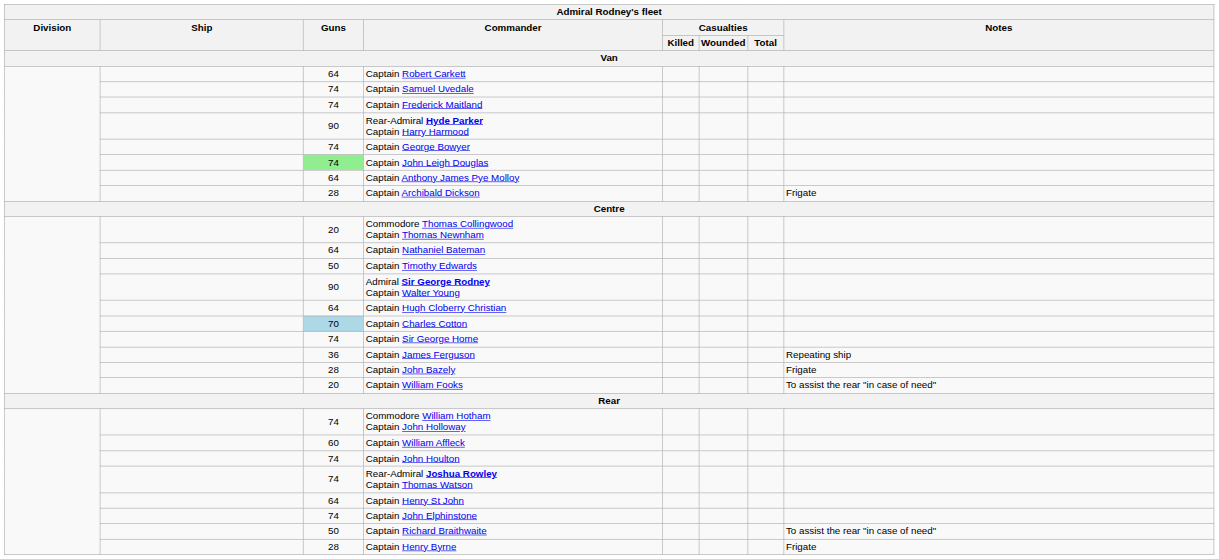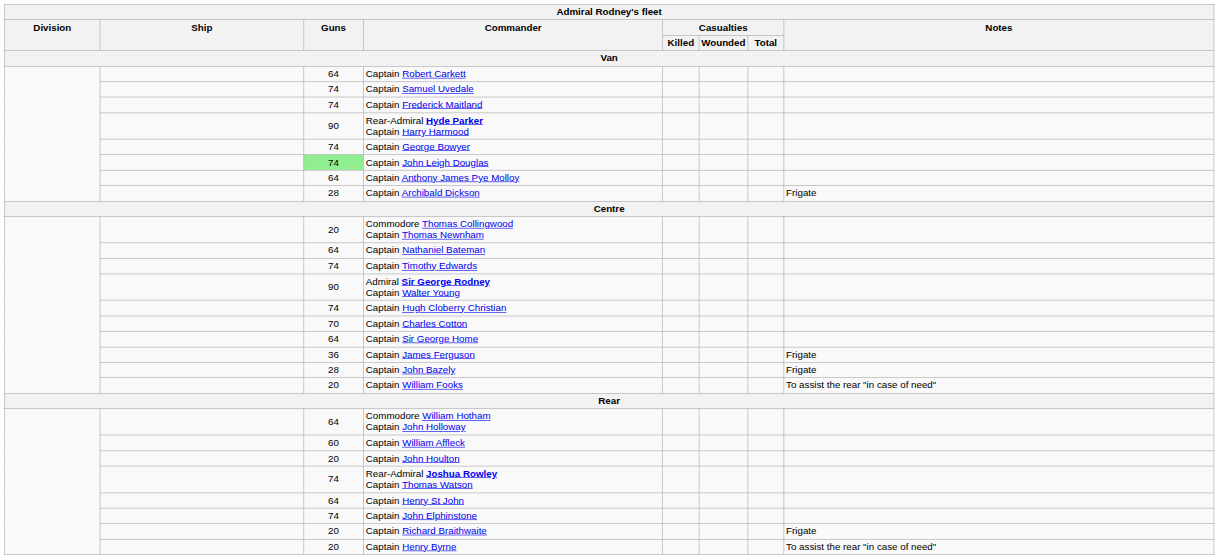(333, 266) 50 -> (334, 266) 74
(333, 308) 64 -> (334, 308) 74
(333, 323) lightblue background -> (334, 323) no background
(333, 339) 74 -> (334, 339) 64
(819, 354) Repeating ship -> (801, 354) Frigate
(333, 422) 74 -> (334, 422) 64
(333, 458) 74 -> (334, 458) 20
(333, 531) 50 -> (334, 531) 20
(861, 531) To assist the rear "in case of need" -> (801, 531) Frigate
(333, 546) 28 -> (334, 546) 20
(801, 546) Frigate -> (861, 546) To assist the rear "in case of need"
